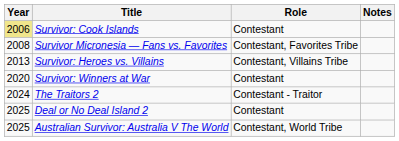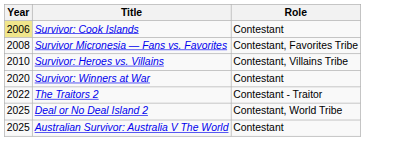- column: (377, 12)
(18, 62) 2013 -> (18, 62) 2010
(18, 95) 2024 -> (18, 95) 2022
(258, 111) Contestant -> (288, 111) Contestant, World Tribe
(288, 128) Contestant, World Tribe -> (258, 128) Contestant
